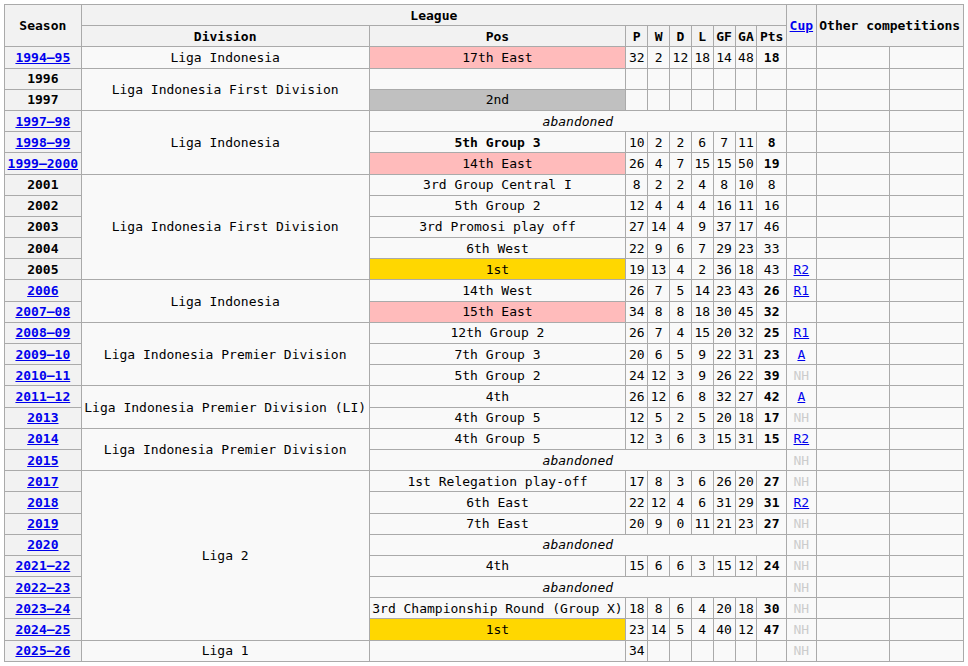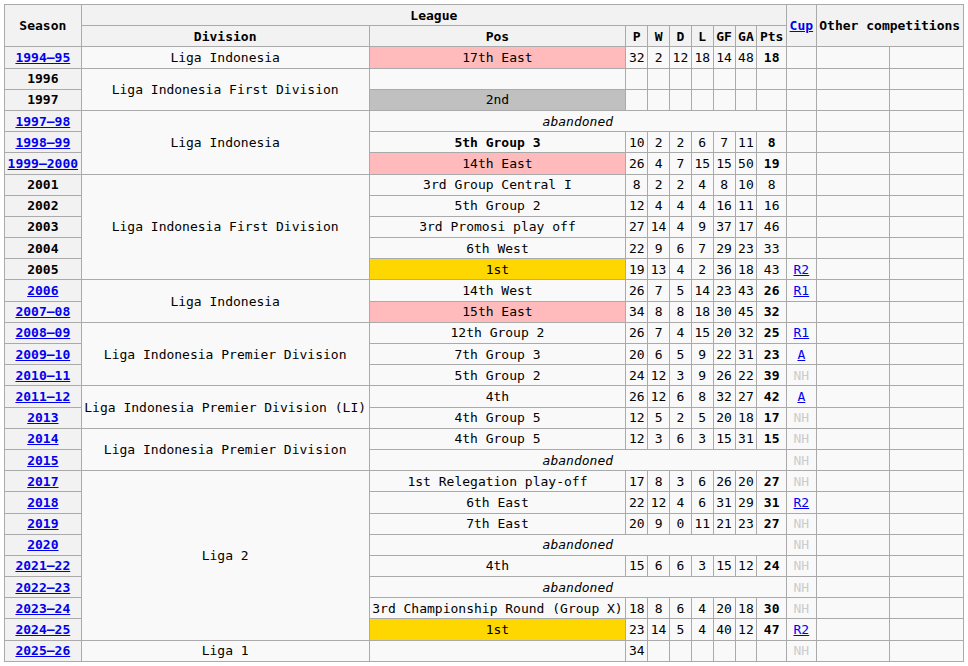(801, 439) R2 -> (801, 439) NH
(801, 630) NH -> (801, 630) R2
